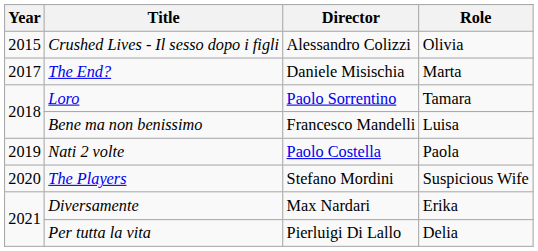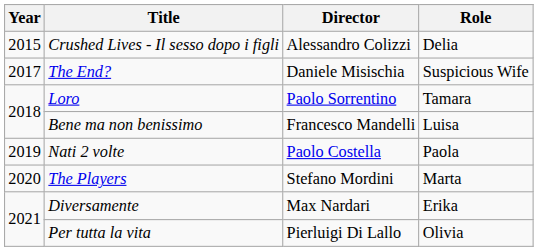(443, 44) Olivia -> (440, 44) Delia
(442, 71) Marta -> (476, 71) Suspicious Wife
(476, 178) Suspicious Wife -> (442, 178) Marta
(440, 232) Delia -> (443, 232) Olivia
